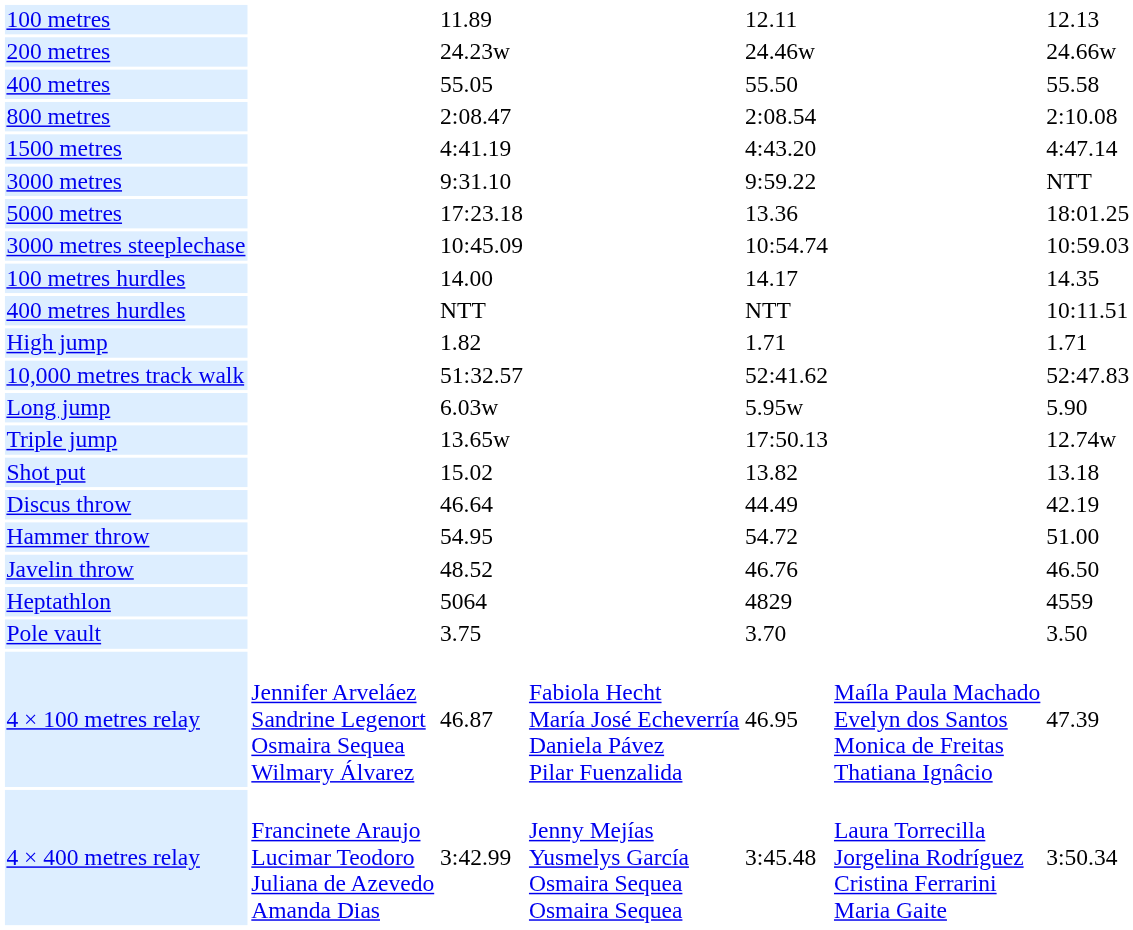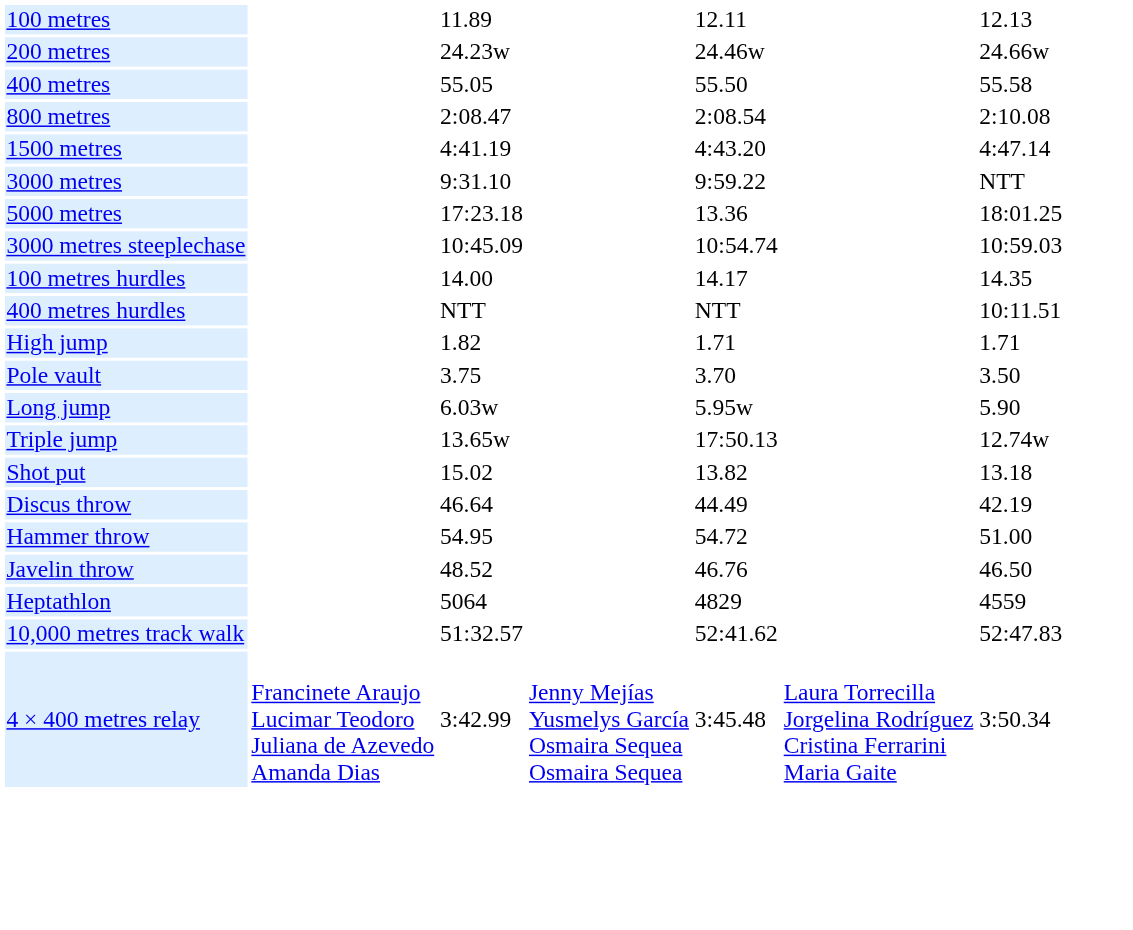rows swapped: (54, 633) <-> (125, 375)
- row: (103, 719)
